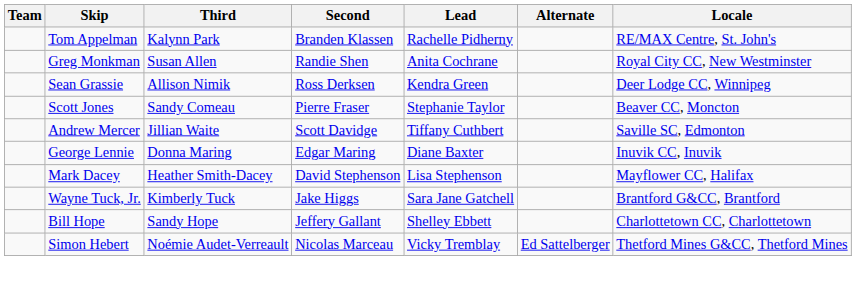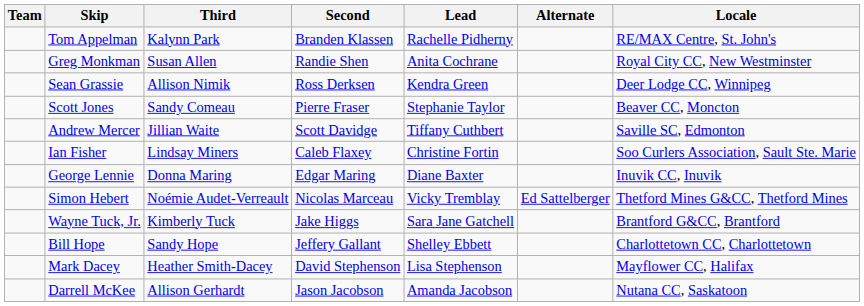+ row: (77, 152)
rows swapped: (84, 175) <-> (88, 244)
+ row: (92, 289)
